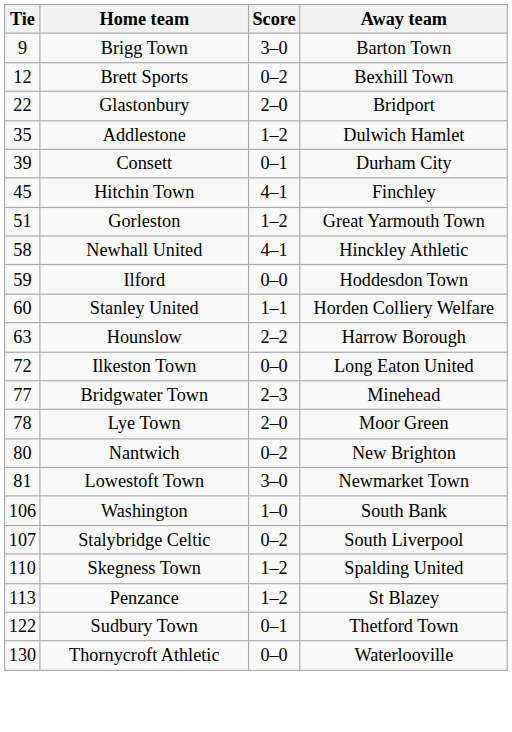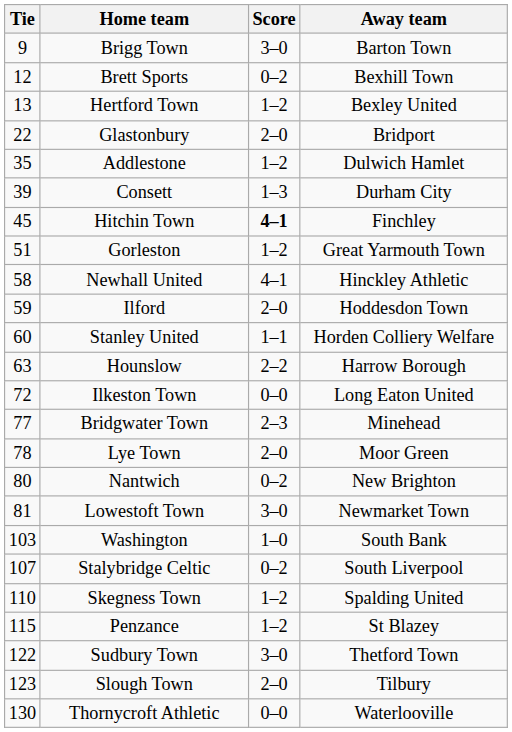+ row: (144, 105)
(274, 163) 0–1 -> (274, 192) 1–3
(274, 192) normal -> (274, 221) bold
(274, 279) 0–0 -> (274, 308) 2–0
(22, 510) 106 -> (22, 539) 103
(22, 597) 113 -> (22, 626) 115
(274, 626) 0–1 -> (274, 655) 3–0
+ row: (144, 684)
